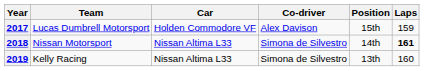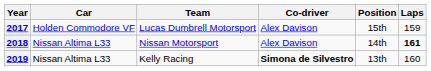columns swapped: (91, 12) <-> (205, 12)
(304, 43) Simona de Silvestro -> (289, 43) Alex Davison
(304, 58) normal -> (307, 58) bold
